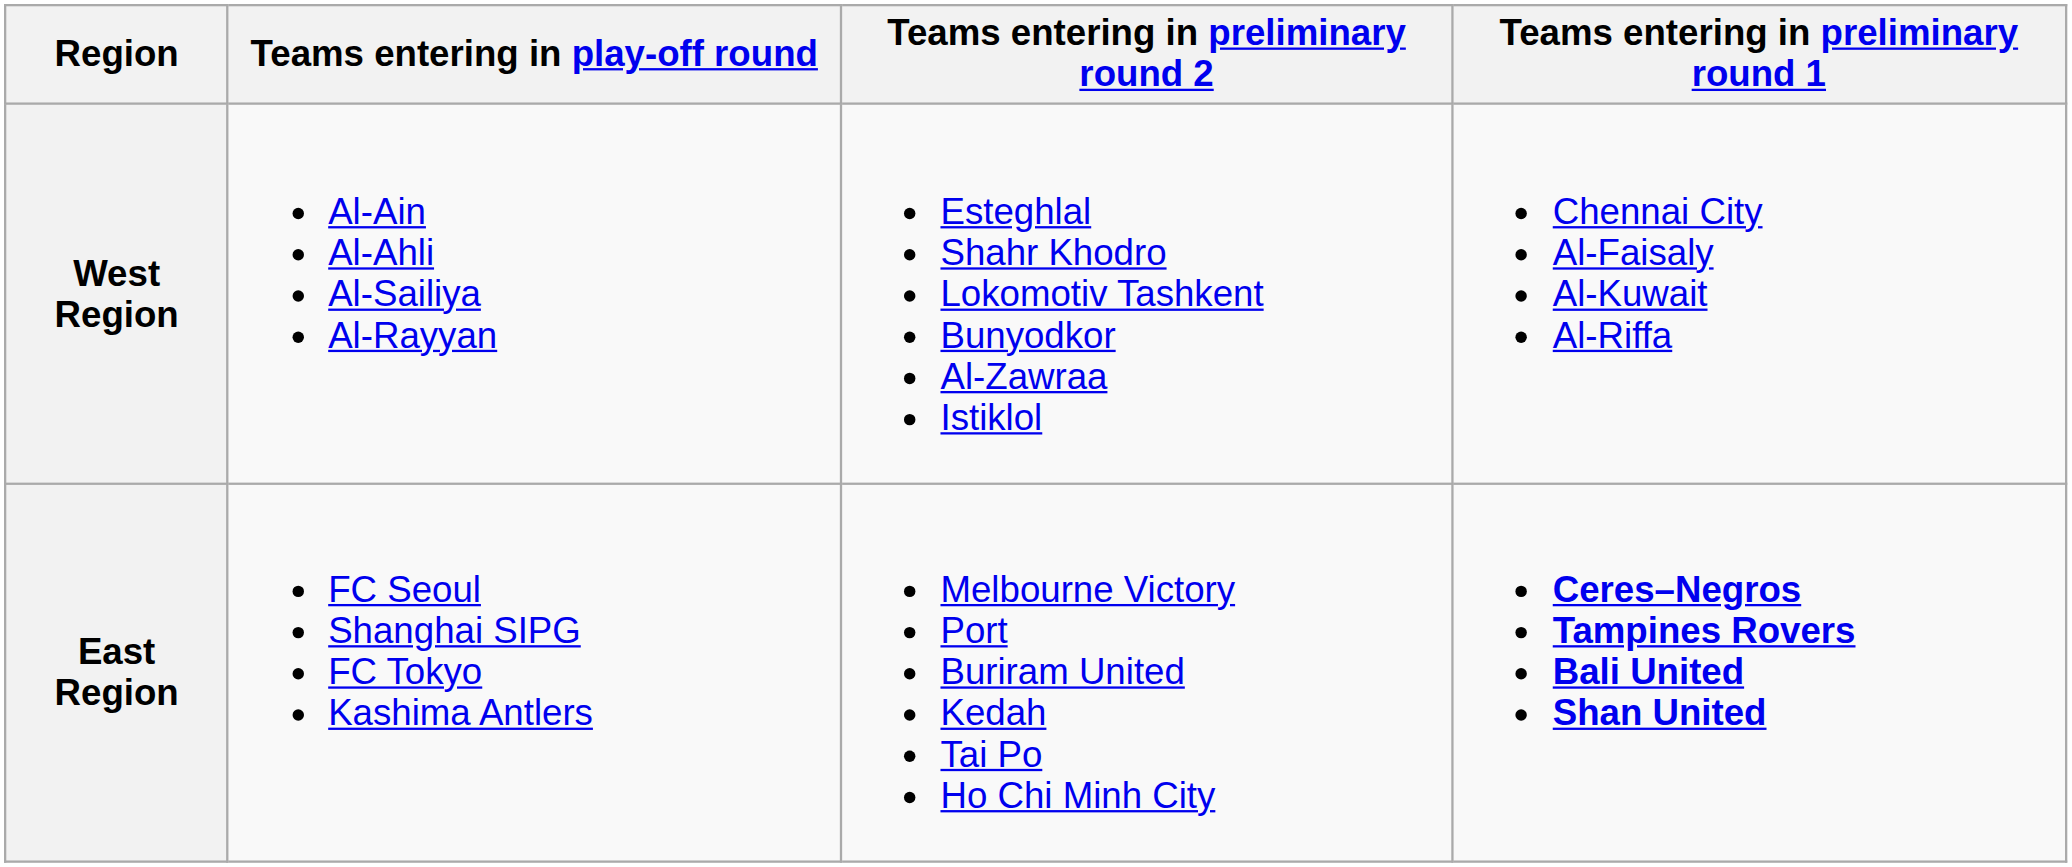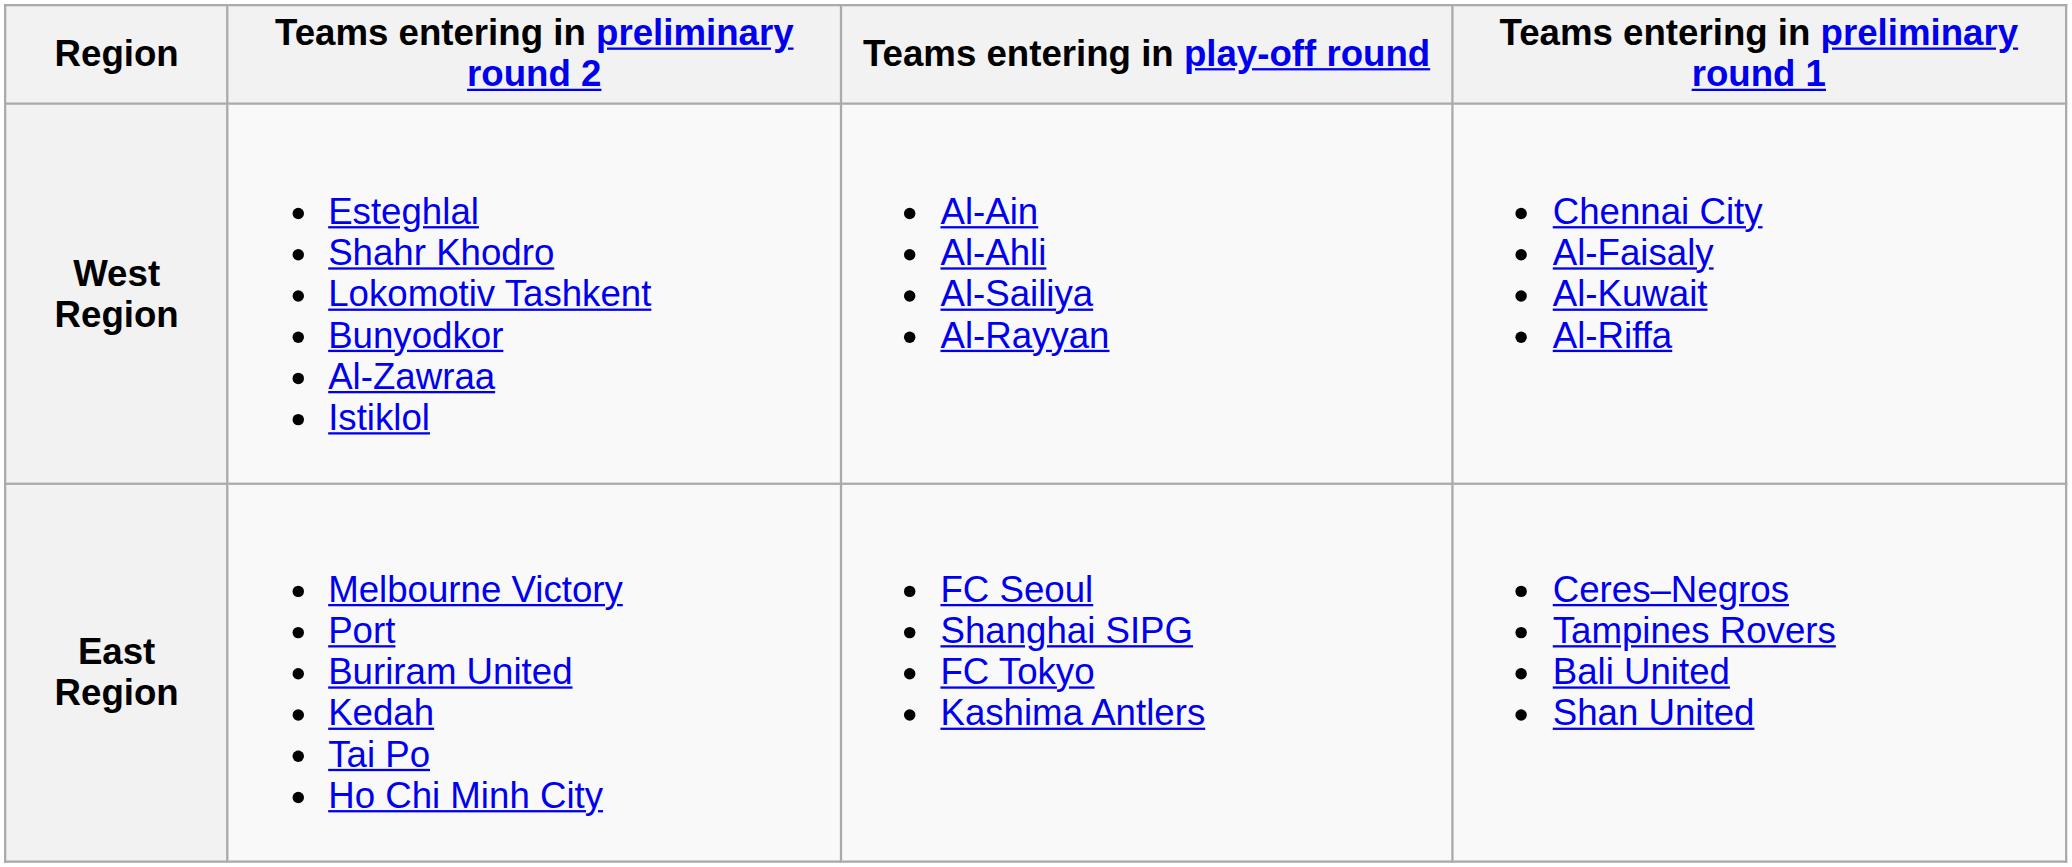columns swapped: (534, 54) <-> (1147, 54)
(1759, 652) bold -> (1759, 652) normal
